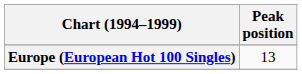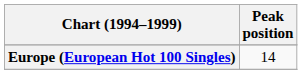(268, 57) 13 -> (268, 57) 14
